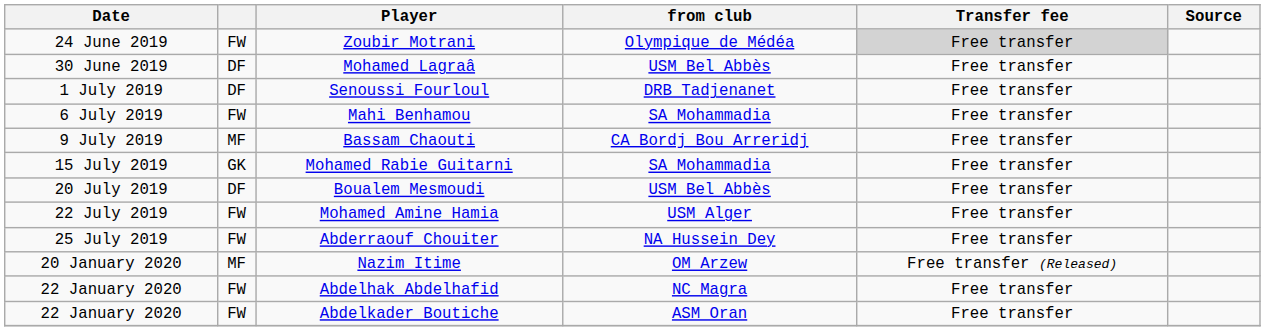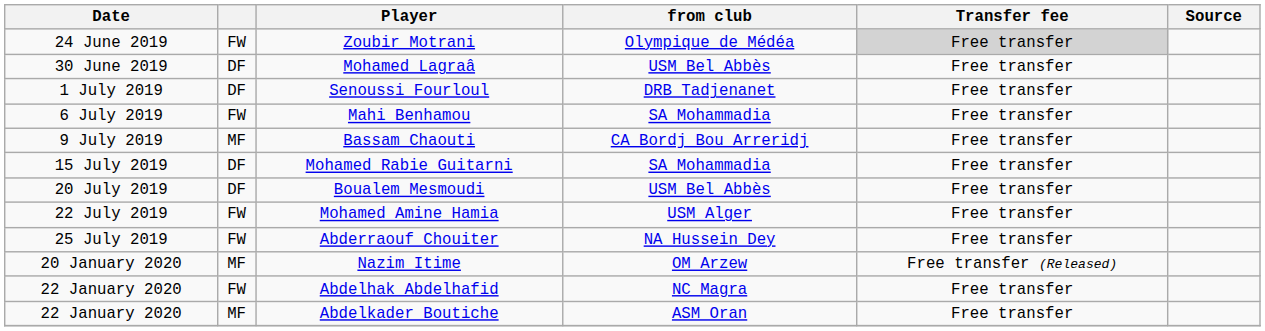(237, 165) GK -> (237, 165) DF
(237, 314) FW -> (237, 314) MF
